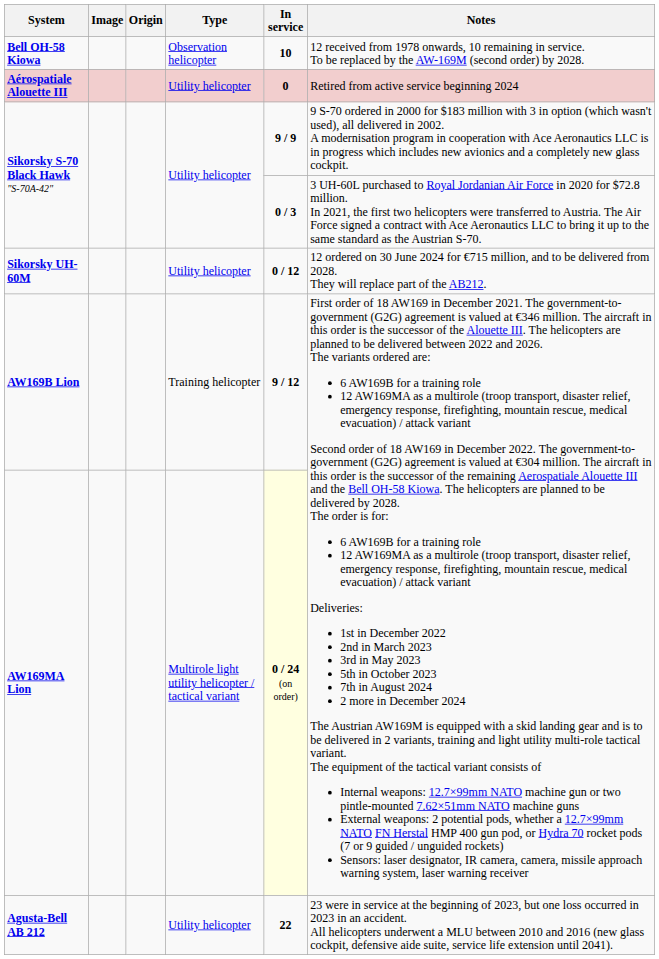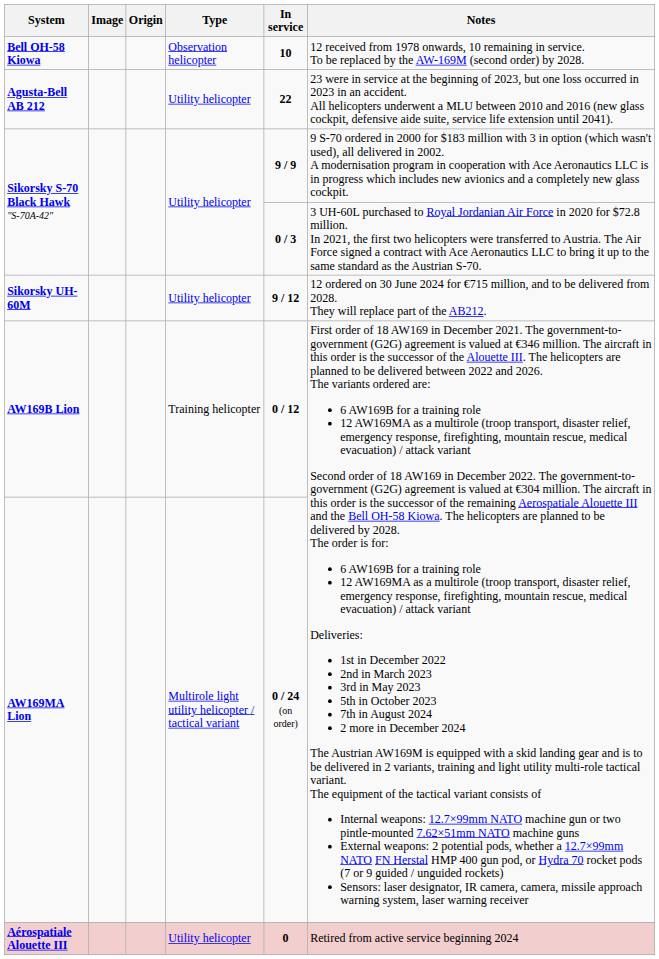rows swapped: (37, 924) <-> (39, 85)
(286, 271) 0 / 12 -> (286, 298) 9 / 12
(286, 382) 9 / 12 -> (286, 409) 0 / 12
(286, 682) lightyellow background -> (286, 709) no background
